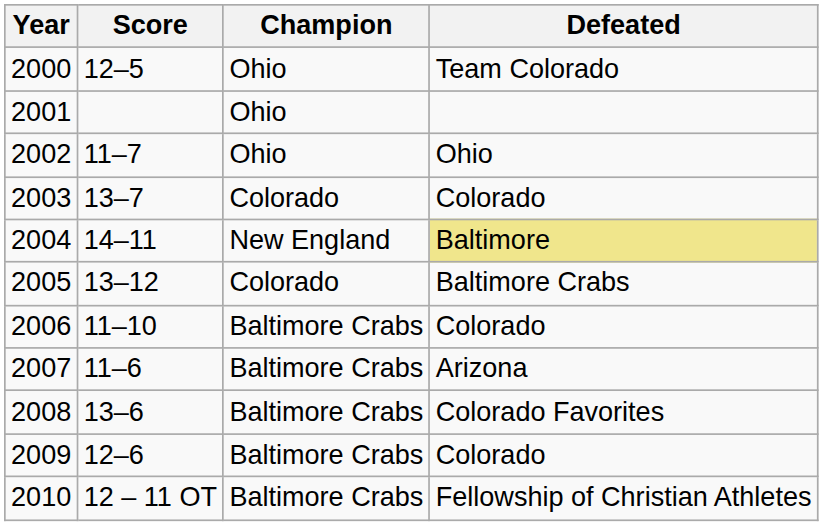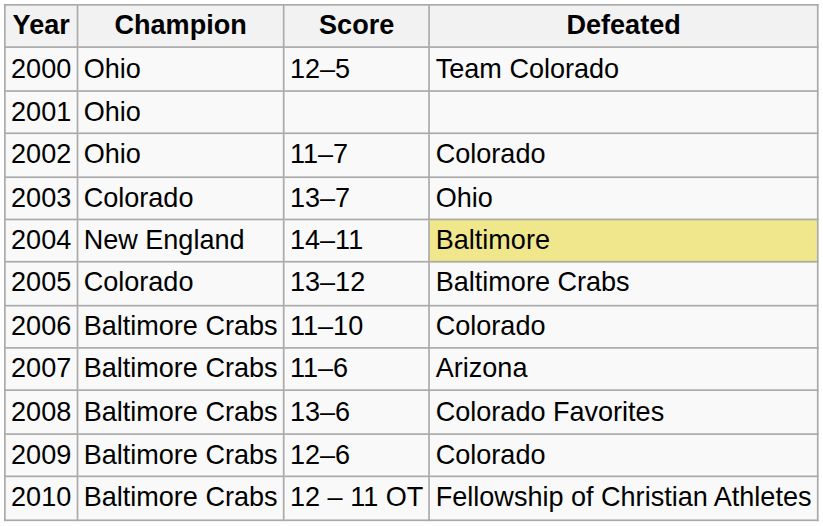columns swapped: (326, 25) <-> (150, 25)
(464, 154) Ohio -> (491, 154) Colorado
(491, 197) Colorado -> (464, 197) Ohio
